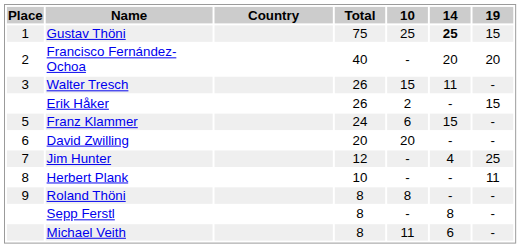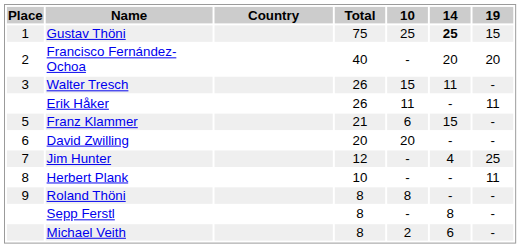(407, 103) 2 -> (407, 103) 11
(493, 103) 15 -> (493, 103) 11
(360, 122) 24 -> (360, 122) 21
(407, 232) 11 -> (407, 232) 2
